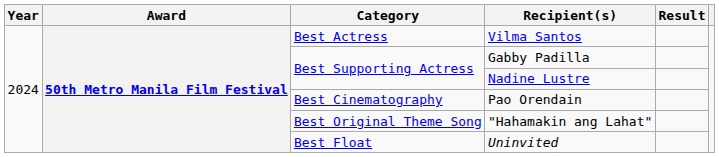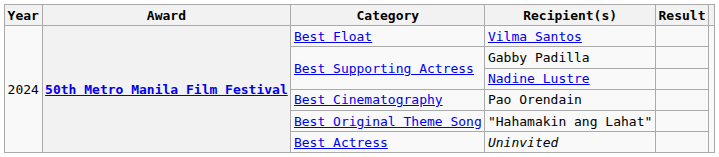(341, 36) Best Actress -> (333, 36) Best Float
(333, 142) Best Float -> (341, 142) Best Actress
